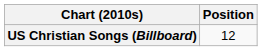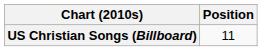(228, 35) 12 -> (228, 35) 11
